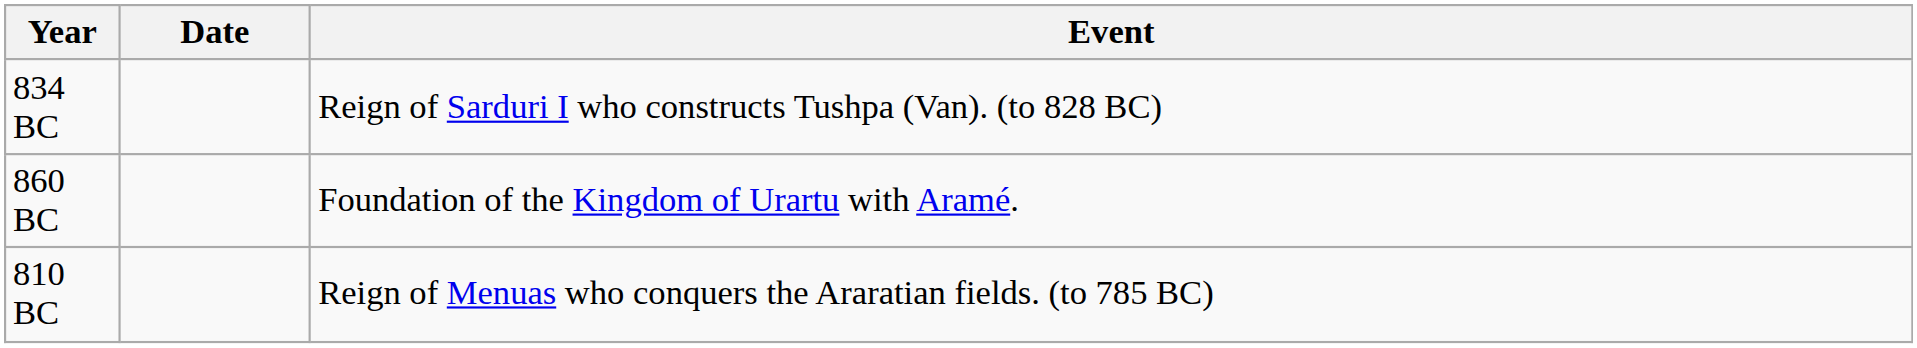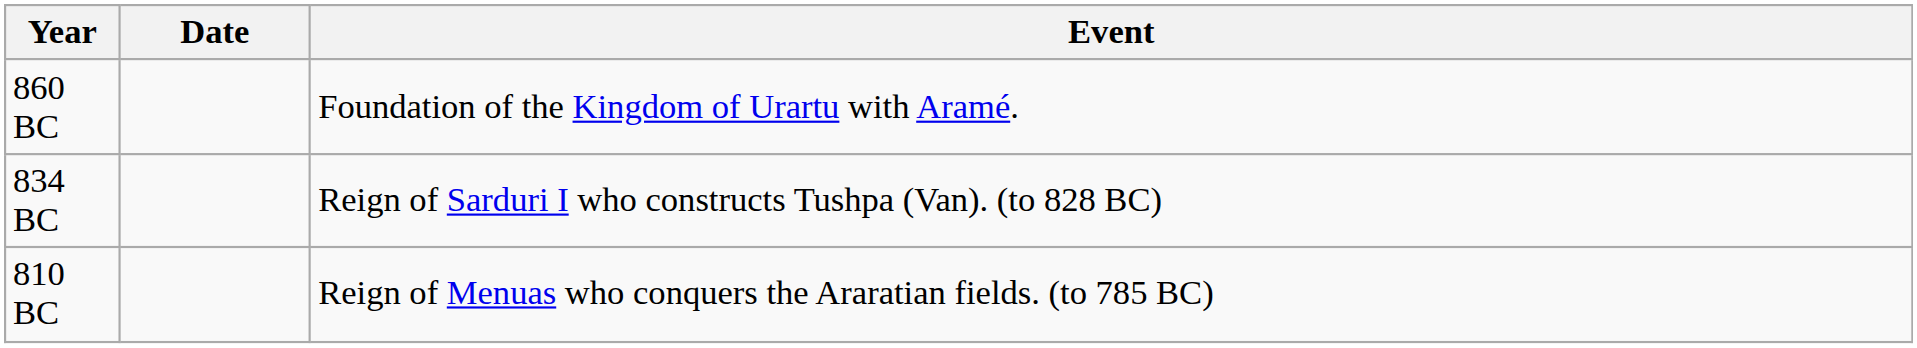rows swapped: (39, 199) <-> (39, 106)
